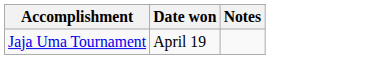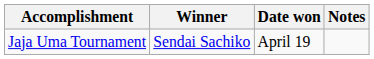+ column: (202, 16)
